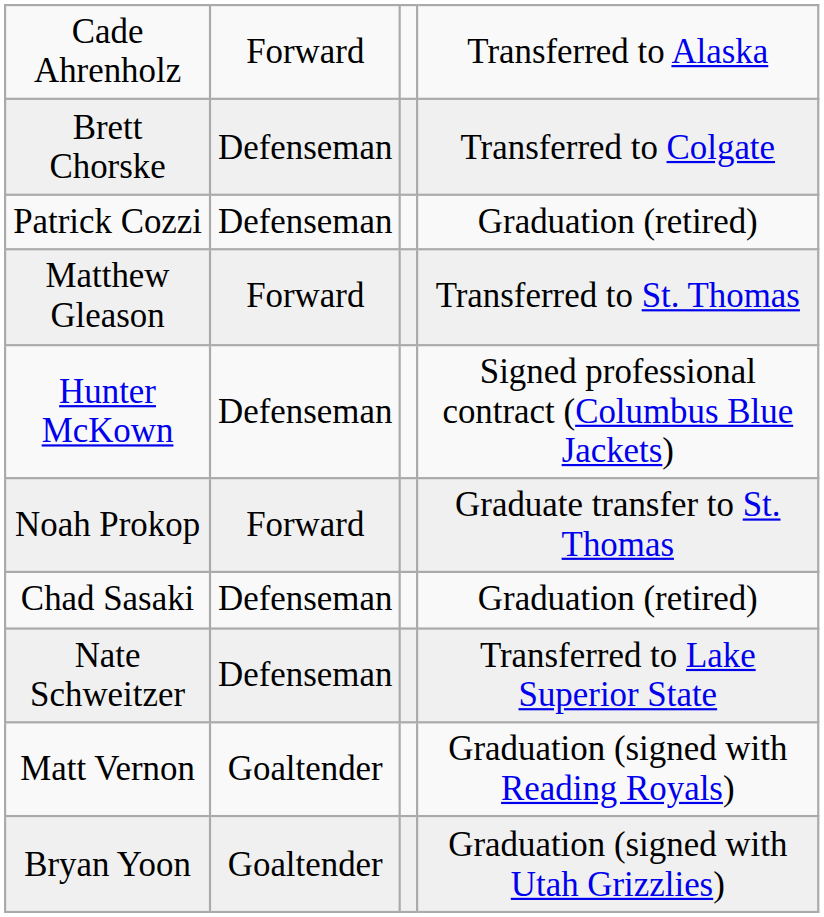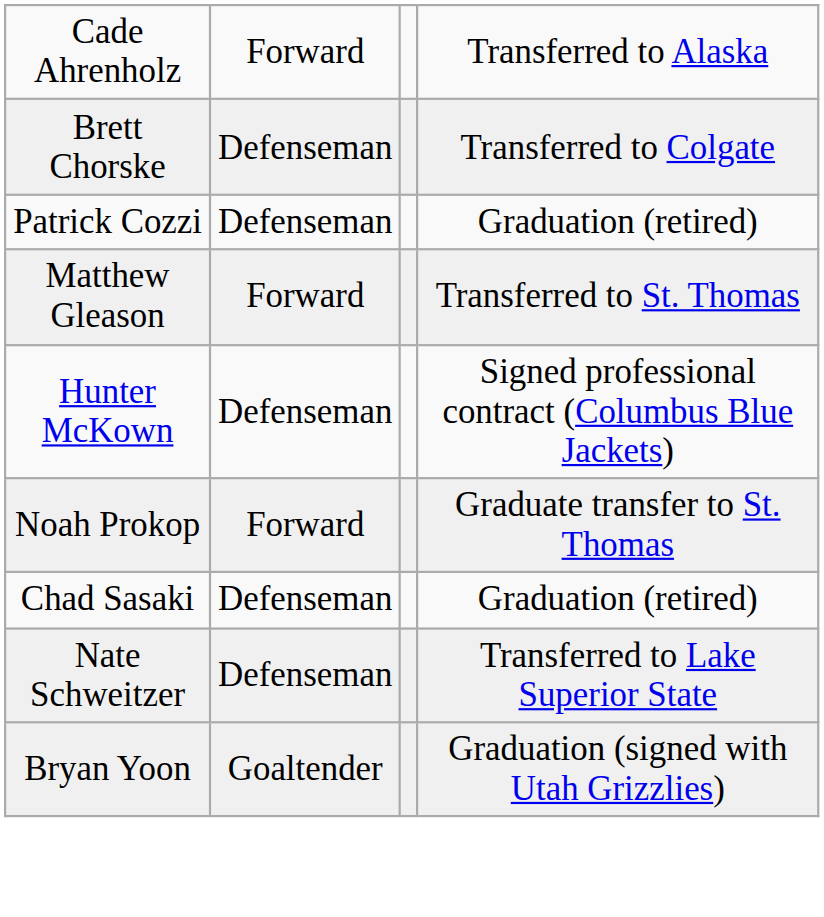- row: (108, 768)
